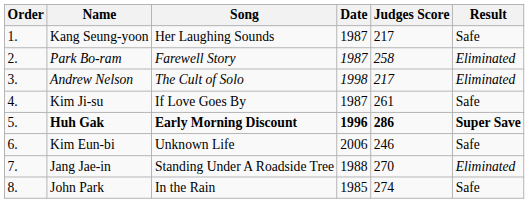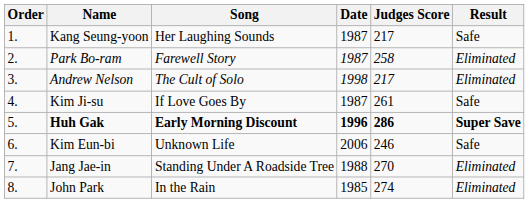(468, 187) Safe -> (486, 187) Eliminated
